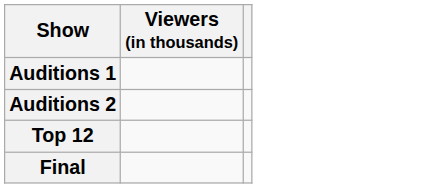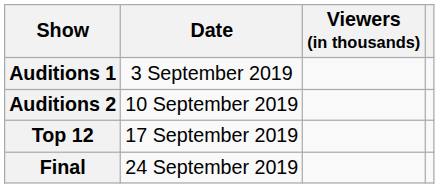+ column: (212, 31)
